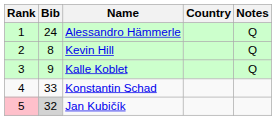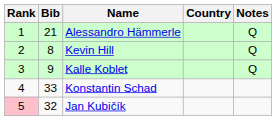(50, 32) 24 -> (50, 32) 21
(50, 106) lightgrey background -> (50, 106) no background
